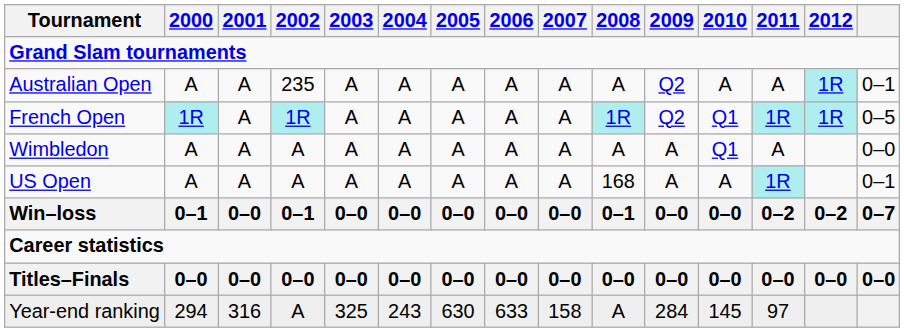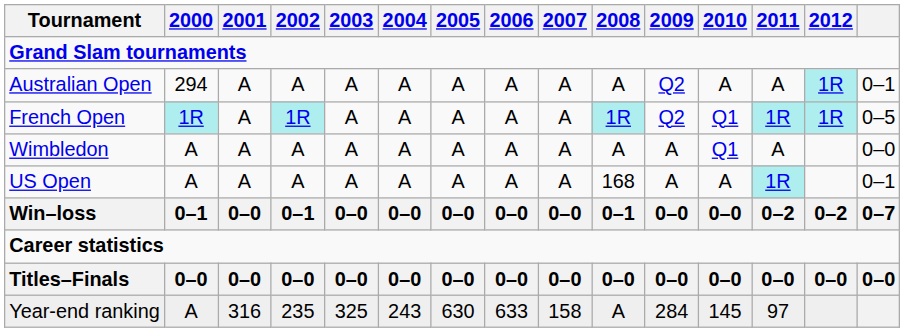(191, 84) A -> (191, 84) 294
(298, 84) 235 -> (298, 84) A
(191, 310) 294 -> (191, 310) A
(298, 310) A -> (298, 310) 235
